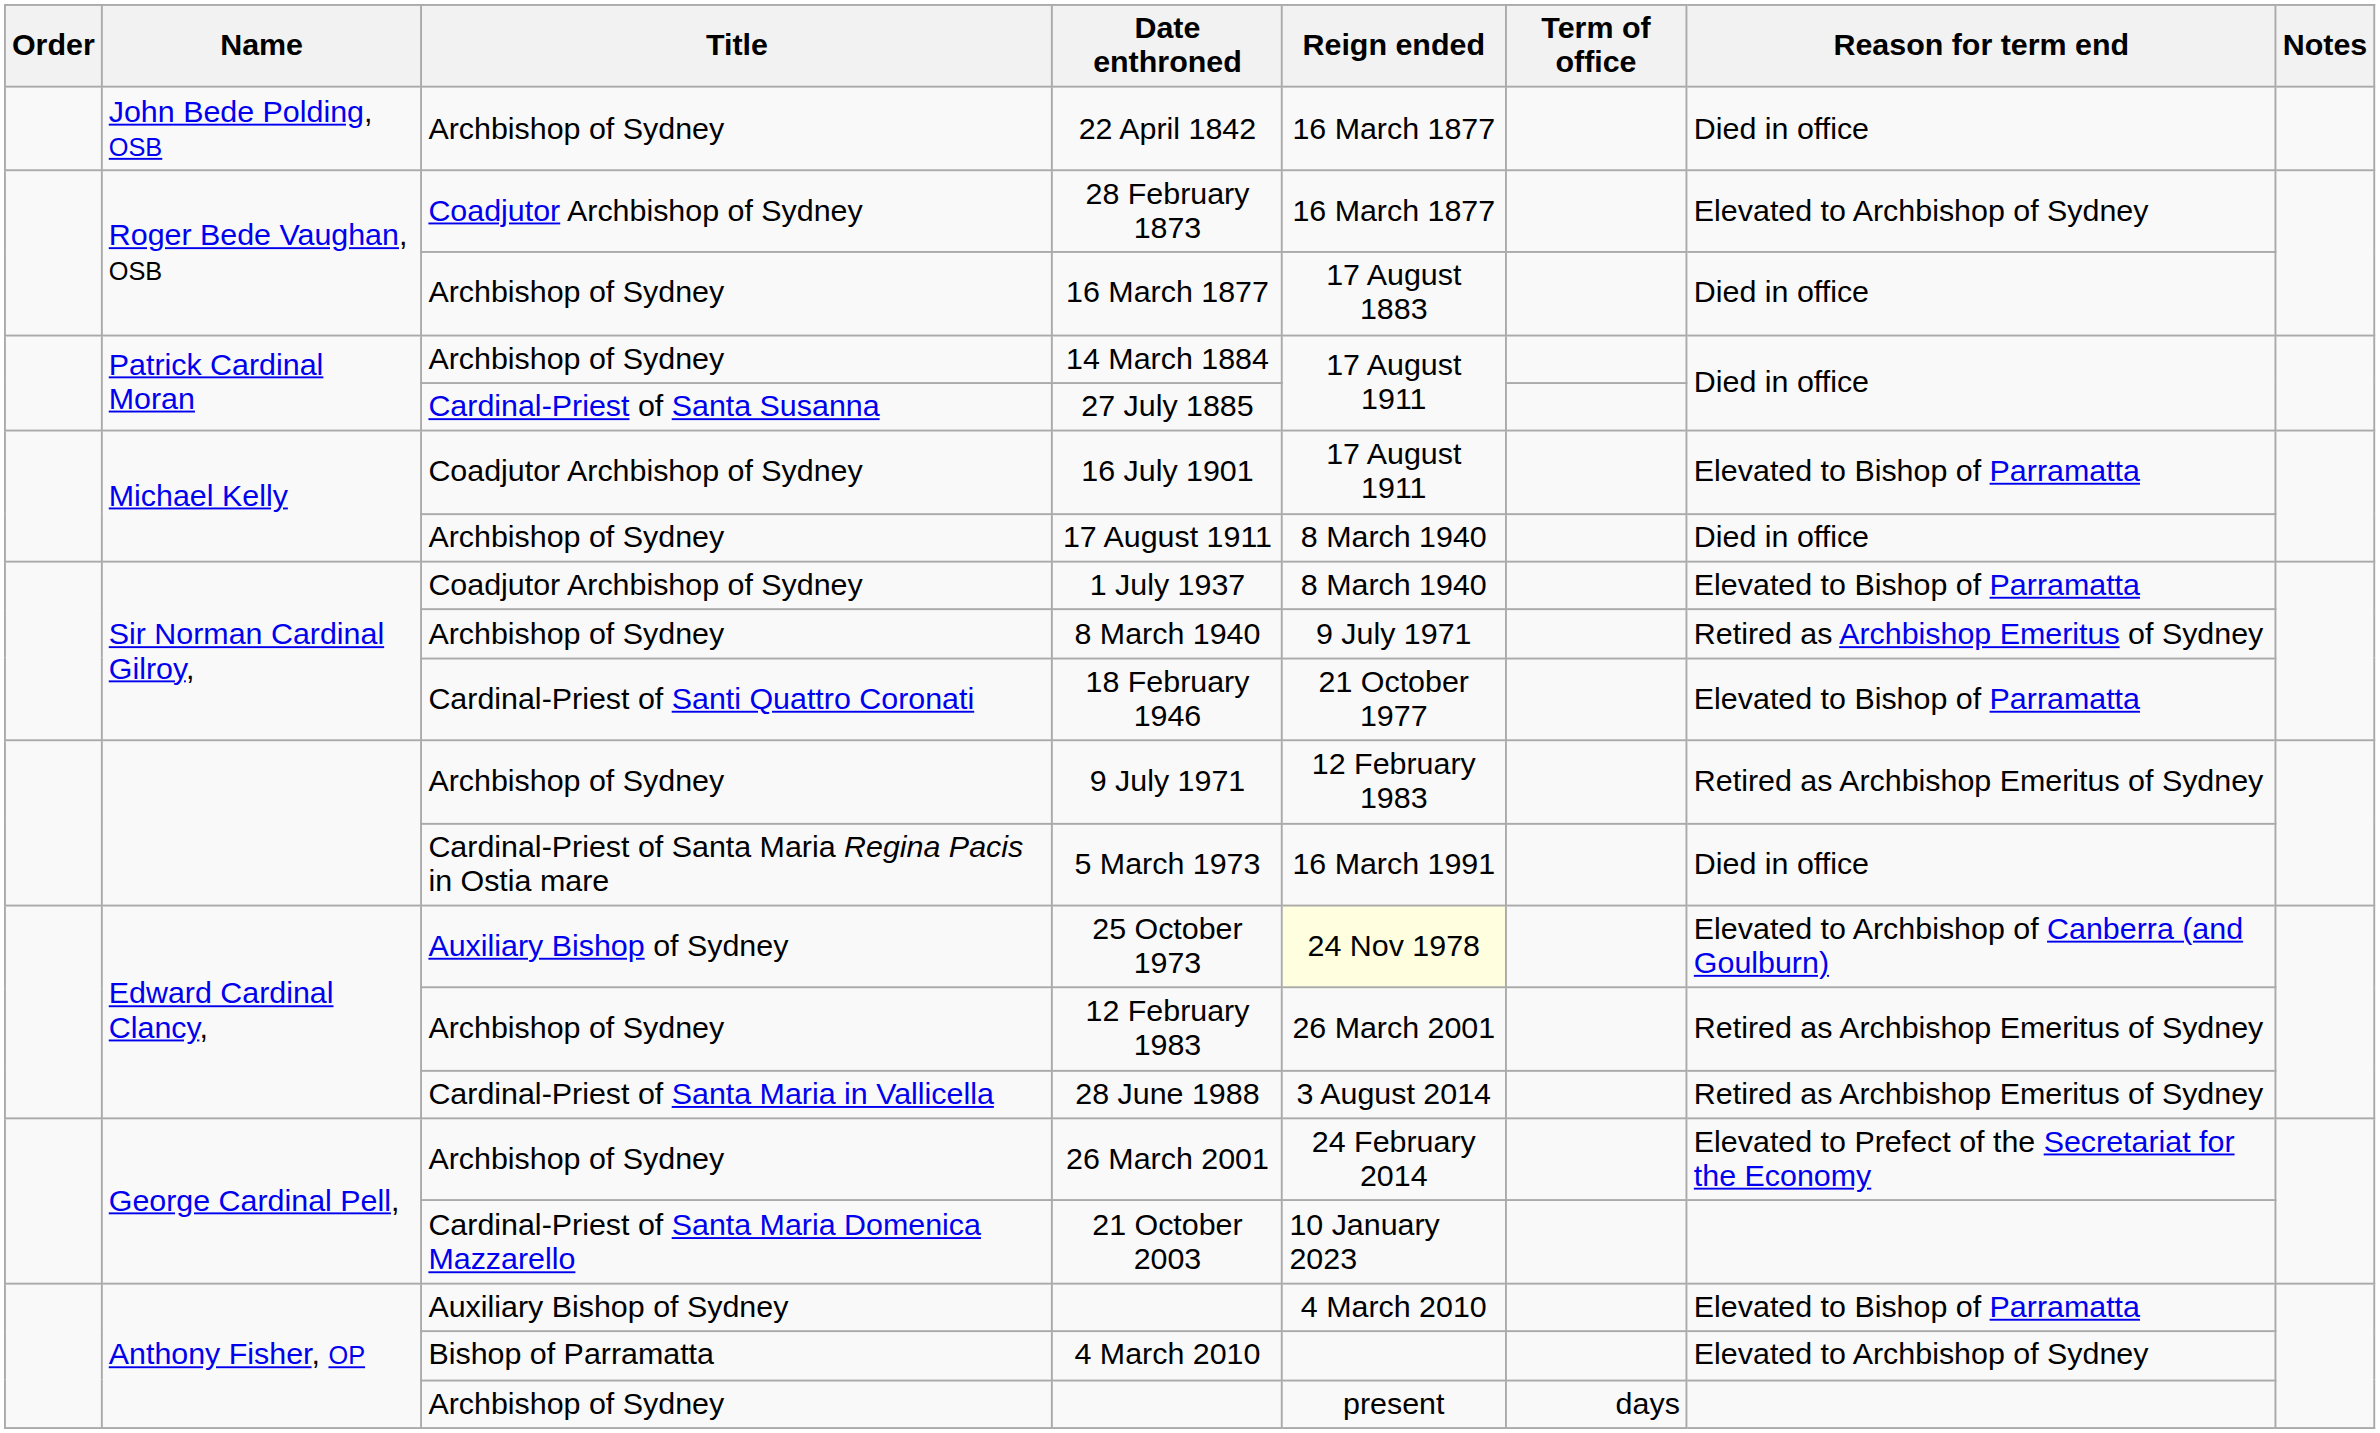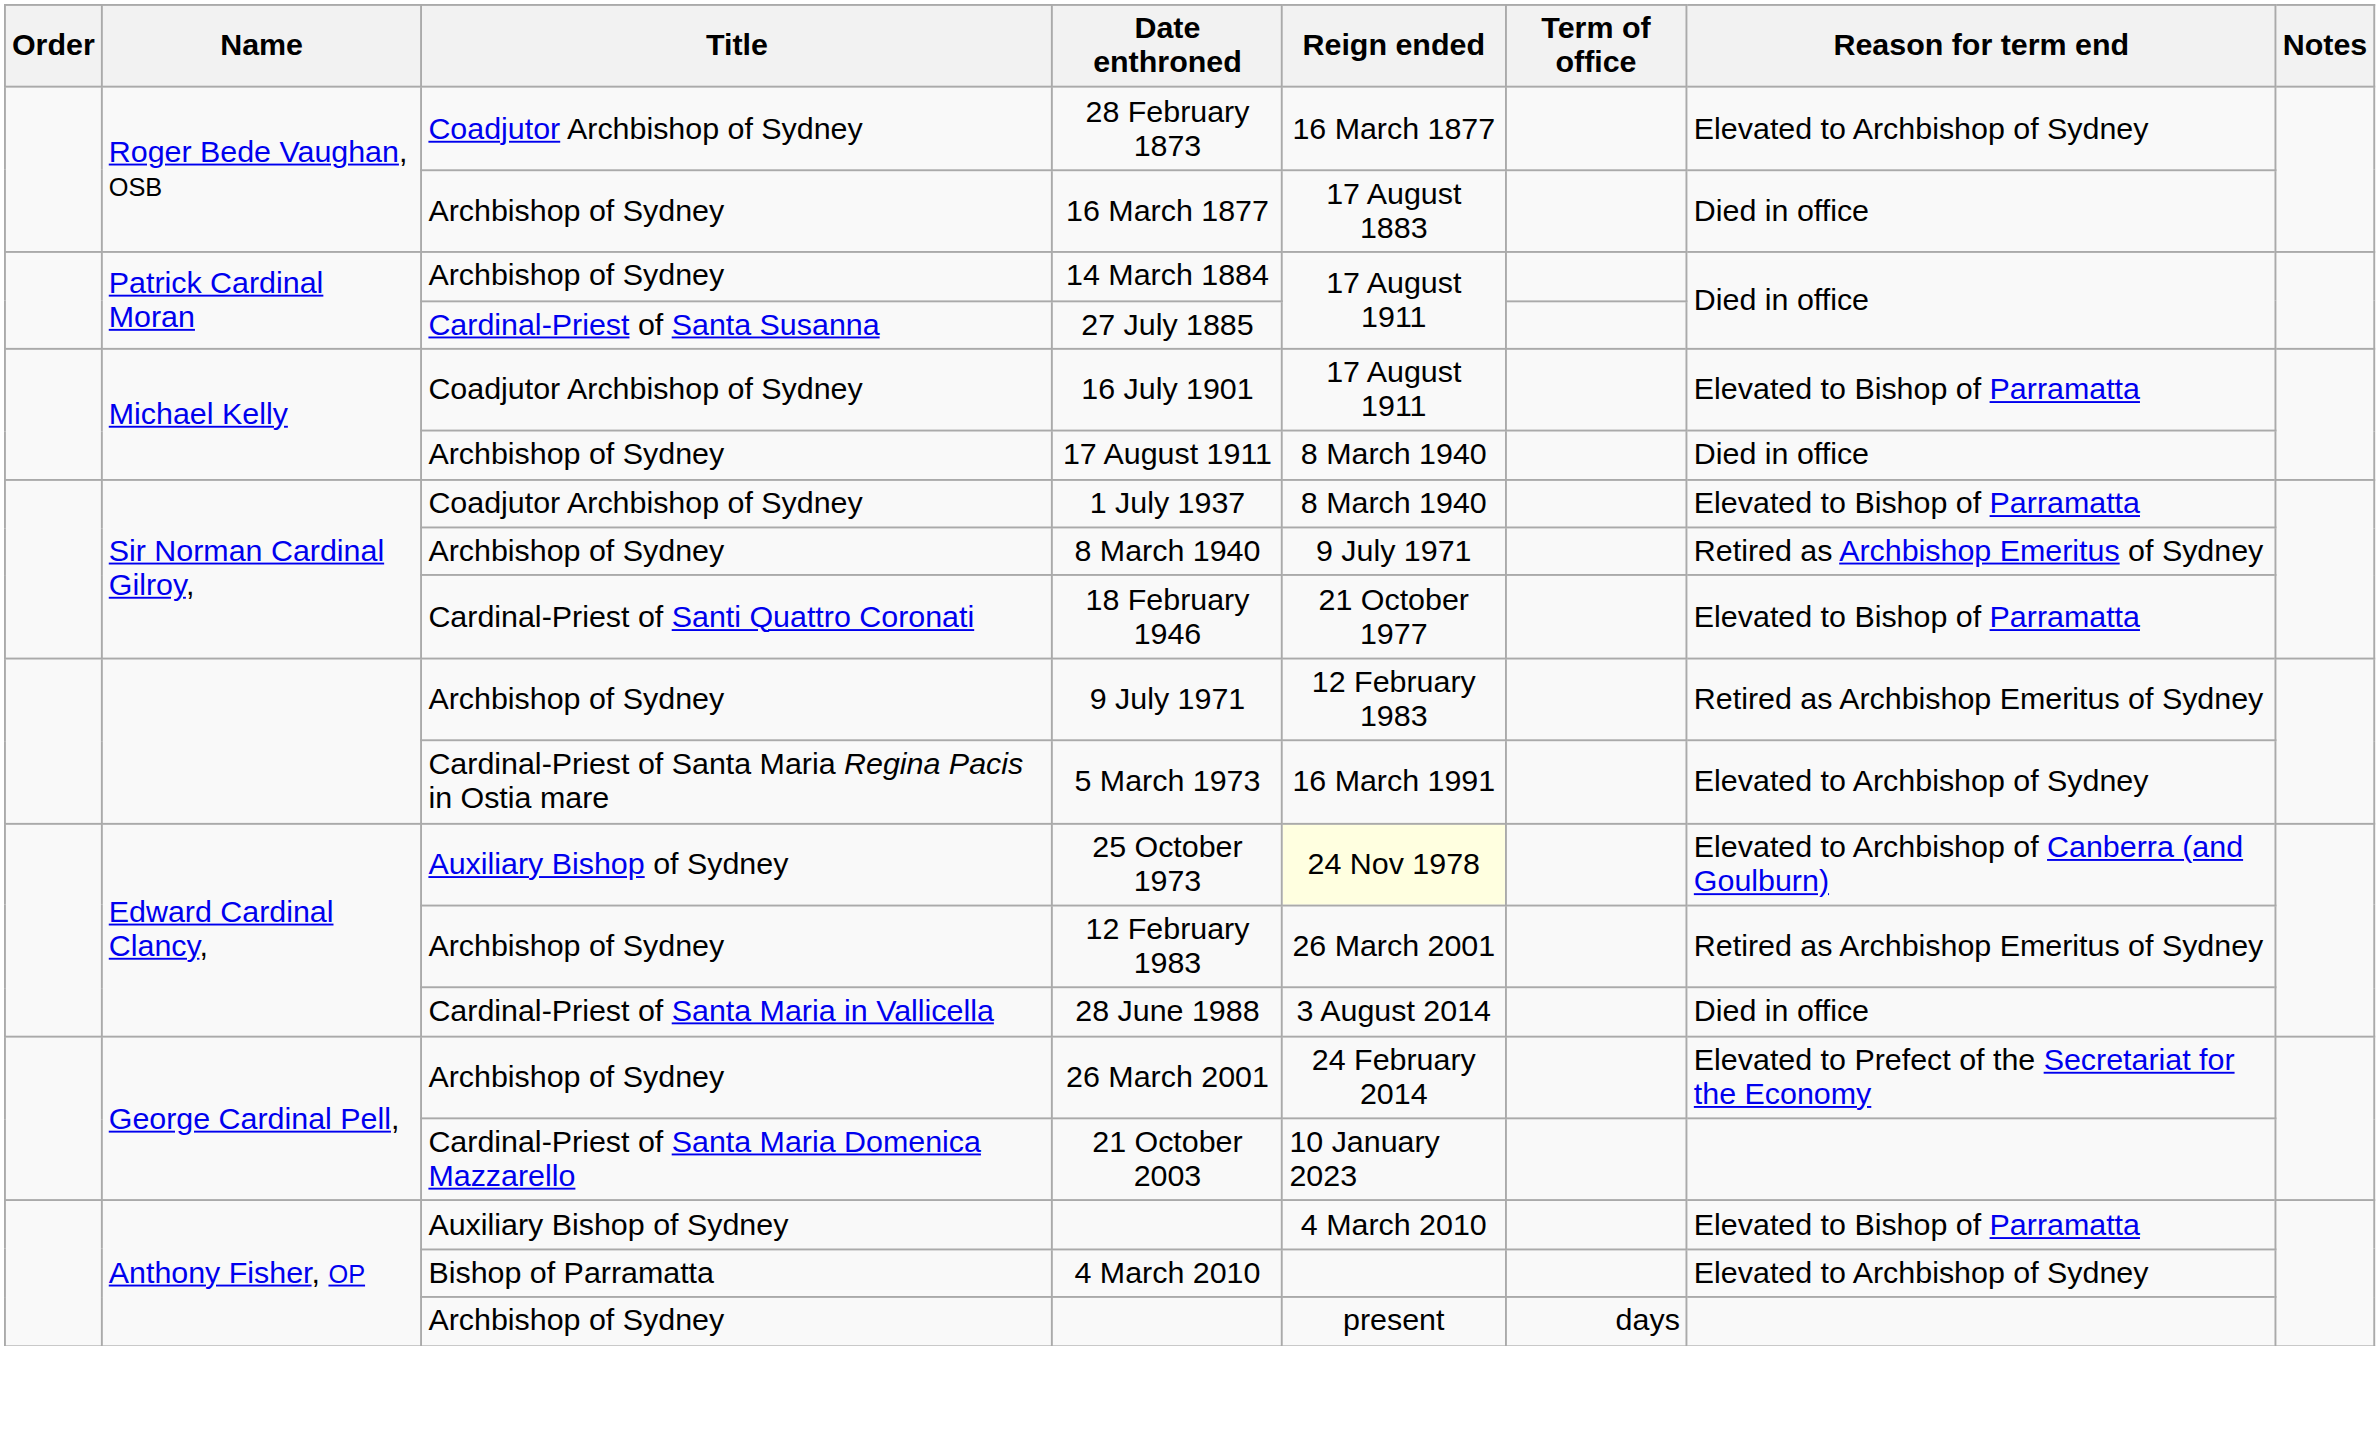- row: (576, 128)
(1781, 863) Died in office -> (1921, 781) Elevated to Archbishop of Sydney
(1979, 1093) Retired as Archbishop Emeritus of Sydney -> (1781, 1011) Died in office
